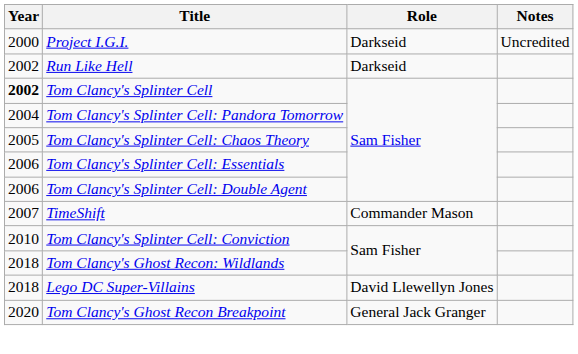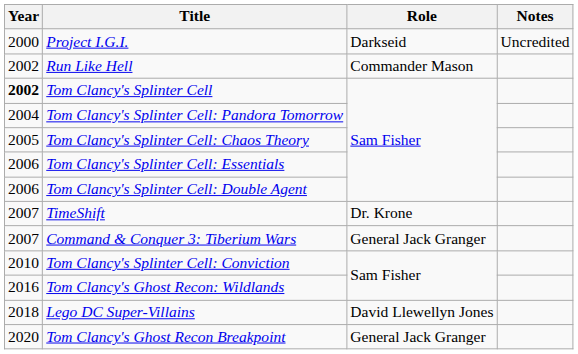(378, 66) Darkseid -> (412, 66) Commander Mason
(412, 213) Commander Mason -> (381, 213) Dr. Krone
+ row: (171, 238)
(24, 262) 2018 -> (24, 287) 2016
